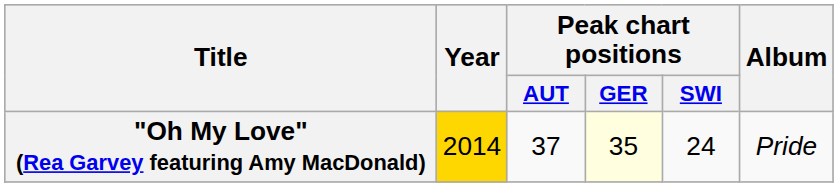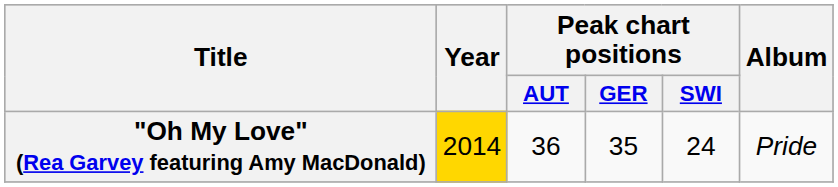(546, 146) 37 -> (546, 146) 36
(623, 146) lightyellow background -> (623, 146) no background
